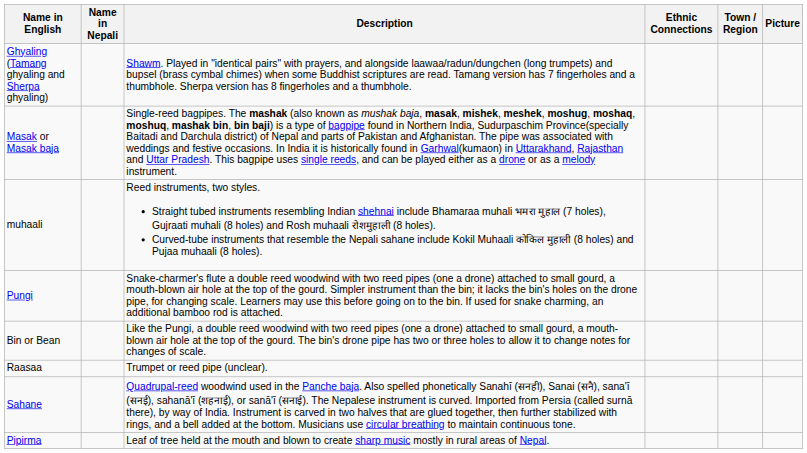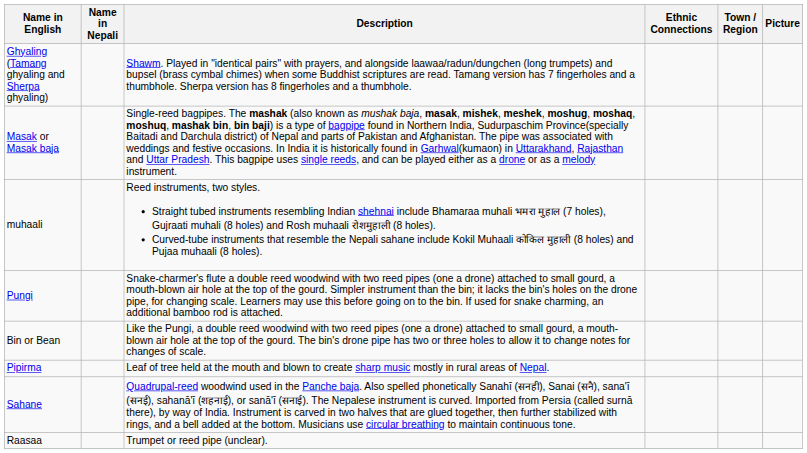rows swapped: (24, 368) <-> (24, 440)
